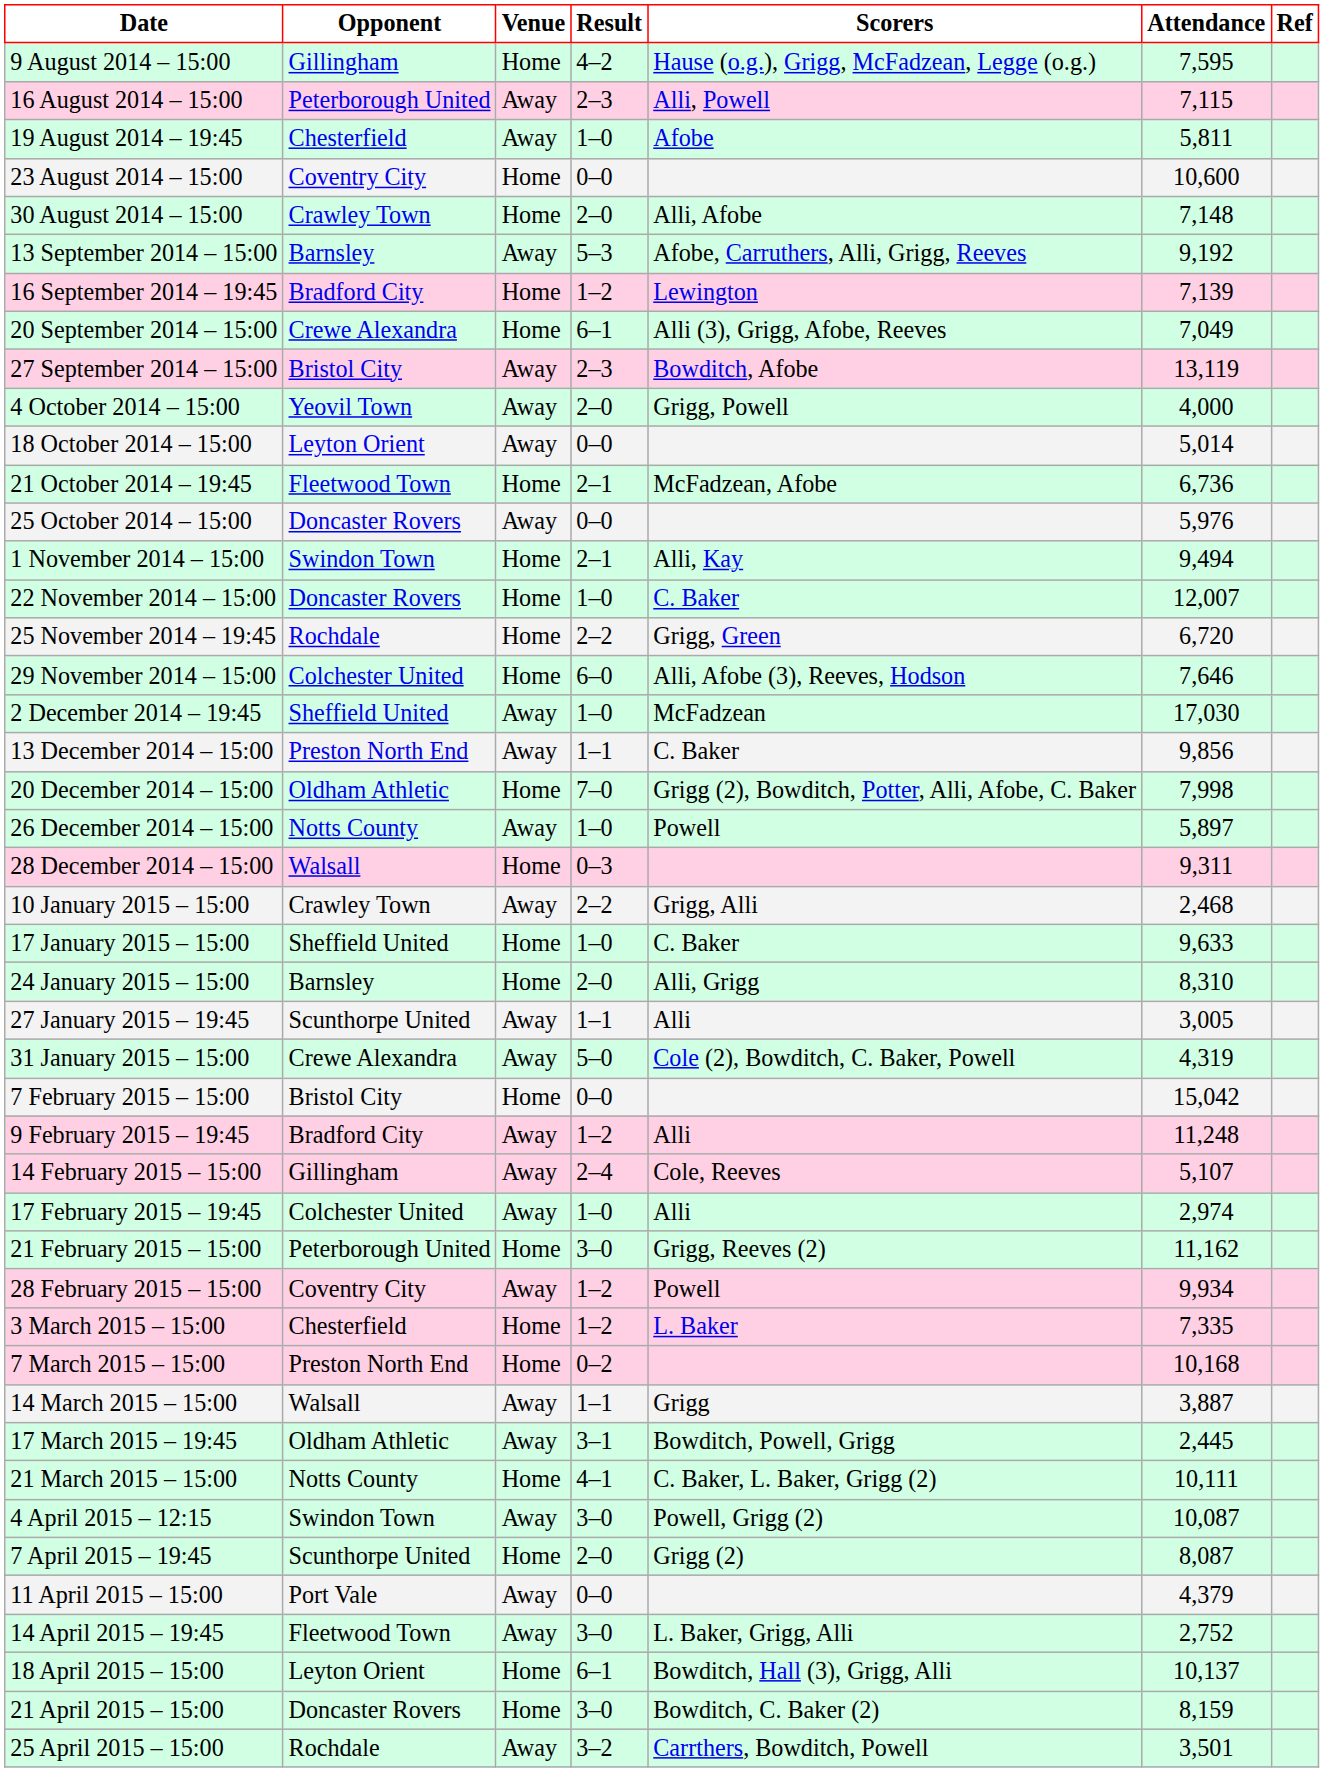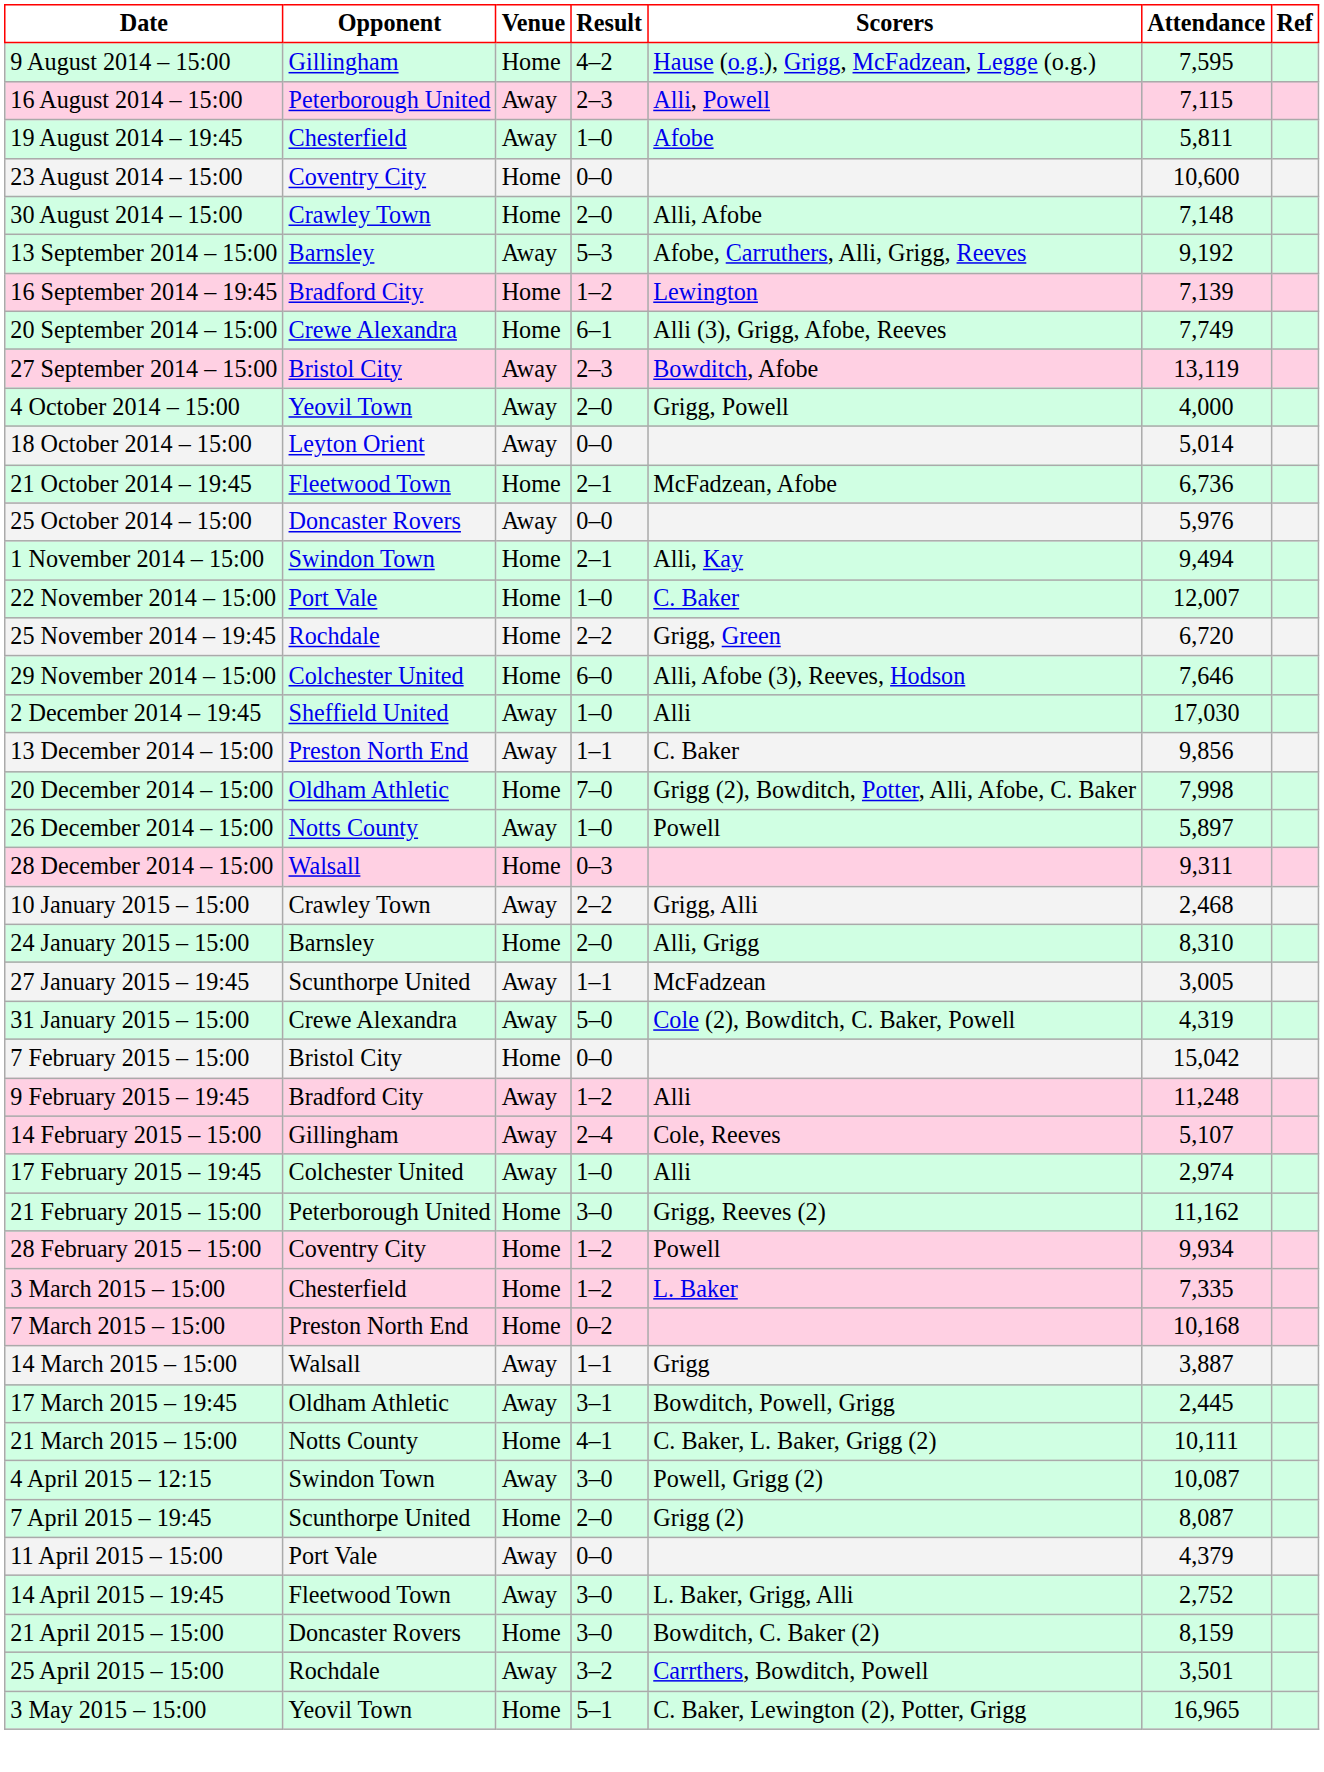(1206, 330) 7,049 -> (1206, 330) 7,749
(375, 598) Doncaster Rovers -> (333, 598) Port Vale
(710, 713) McFadzean -> (672, 713) Alli
- row: (130, 943)
(672, 1019) Alli -> (710, 981) McFadzean
(529, 1288) Away -> (531, 1249) Home
- row: (117, 1671)
+ row: (108, 1709)
